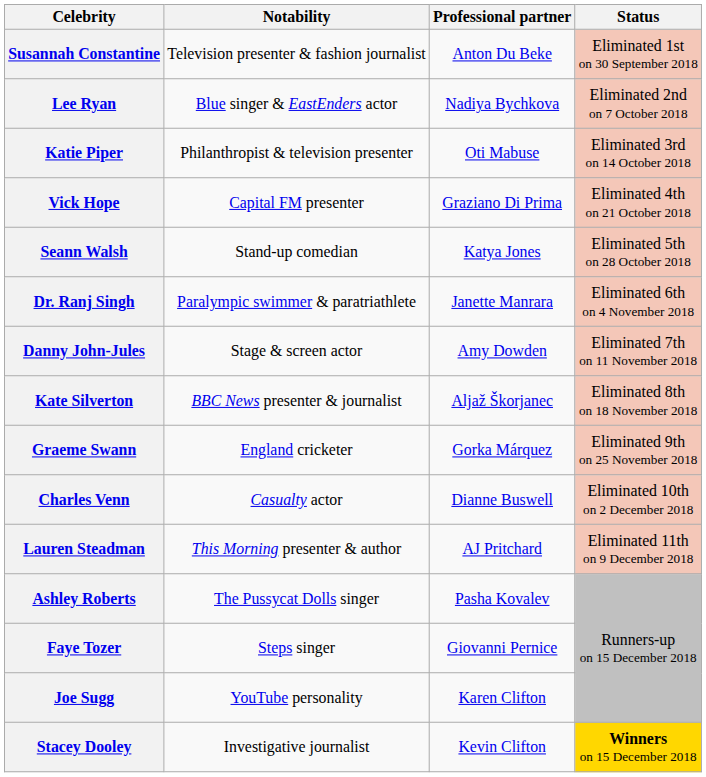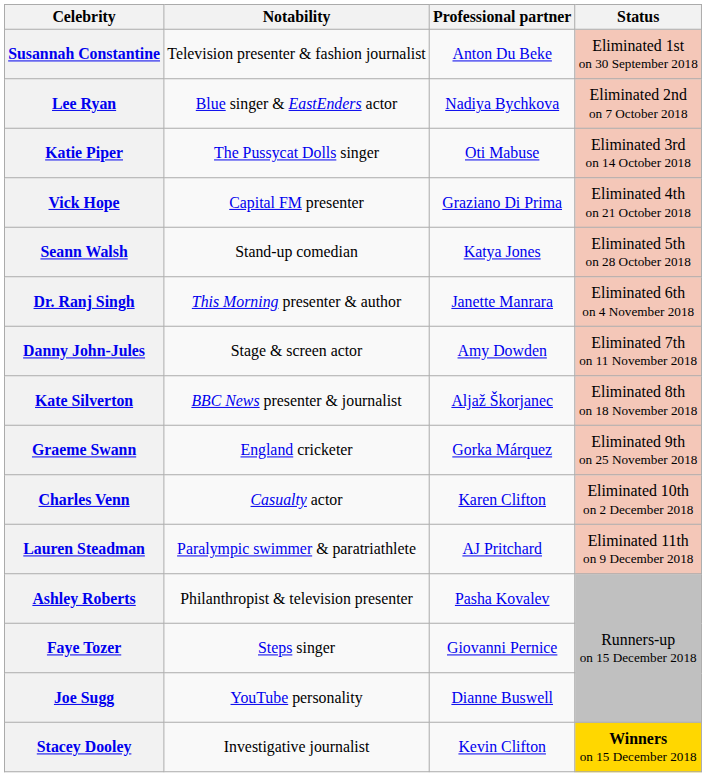(297, 153) Philanthropist & television presenter -> (297, 153) The Pussycat Dolls singer
(297, 301) Paralympic swimmer & paratriathlete -> (297, 301) This Morning presenter & author
(502, 499) Dianne Buswell -> (502, 499) Karen Clifton
(297, 549) This Morning presenter & author -> (297, 549) Paralympic swimmer & paratriathlete
(297, 598) The Pussycat Dolls singer -> (297, 598) Philanthropist & television presenter
(502, 697) Karen Clifton -> (502, 697) Dianne Buswell
